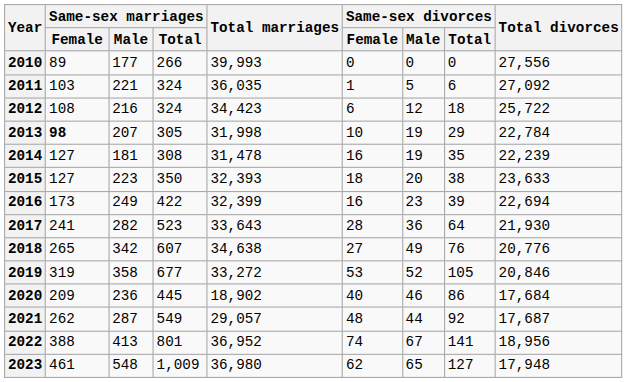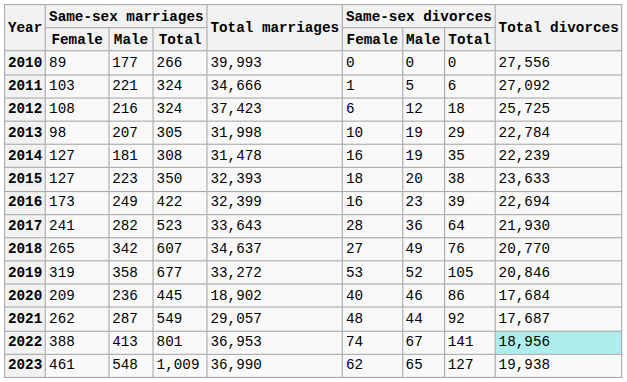(236, 86) 36,035 -> (236, 86) 34,666
(236, 109) 34,423 -> (236, 109) 37,423
(524, 109) 25,722 -> (524, 109) 25,725
(58, 133) bold -> (58, 133) normal
(236, 249) 34,638 -> (236, 249) 34,637
(524, 249) 20,776 -> (524, 249) 20,770
(236, 342) 36,952 -> (236, 342) 36,953
(524, 342) no background -> (524, 342) paleturquoise background
(236, 366) 36,980 -> (236, 366) 36,990
(524, 366) 17,948 -> (524, 366) 19,938
